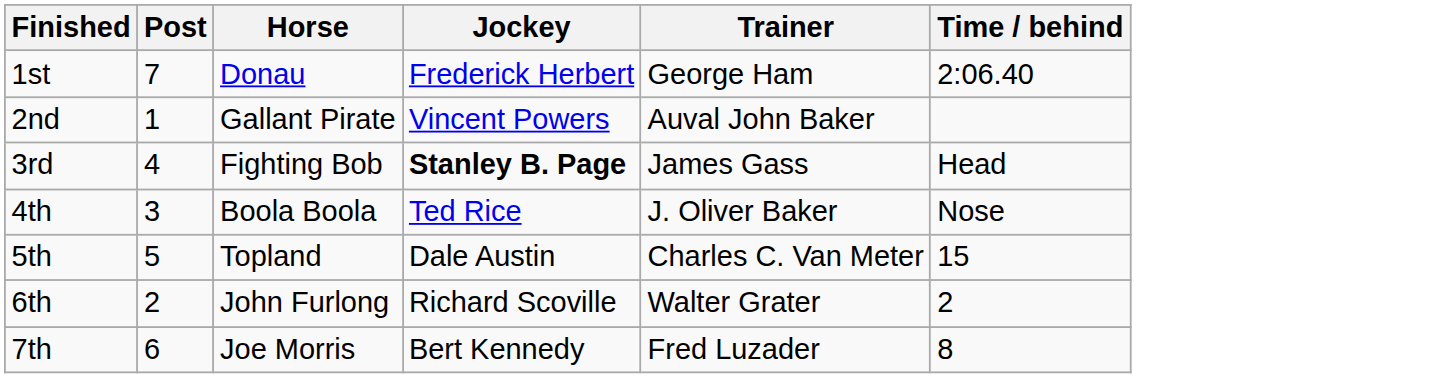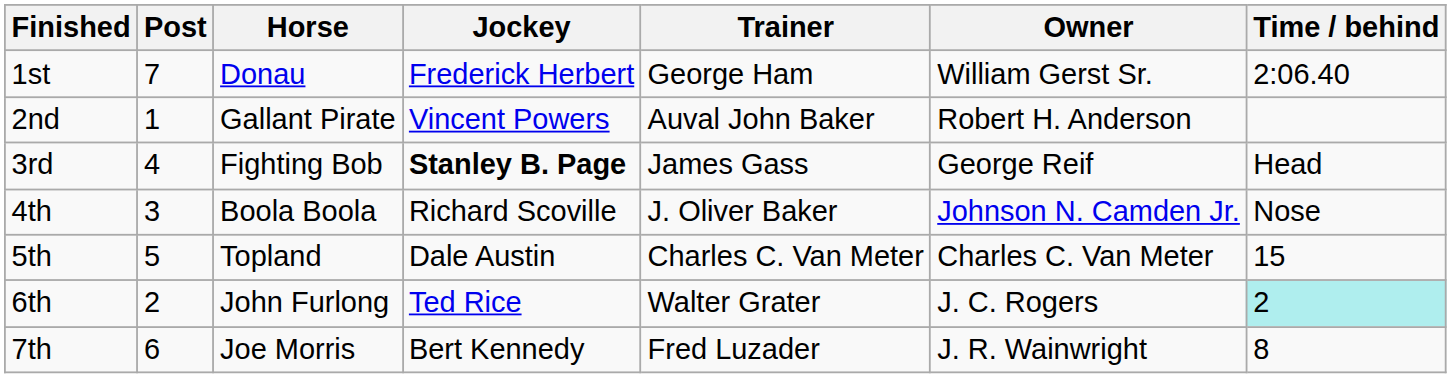+ column: (1089, 27)
(465, 211) Ted Rice -> (513, 211) Richard Scoville
(513, 303) Richard Scoville -> (465, 303) Ted Rice
(945, 303) no background -> (1261, 303) paleturquoise background
